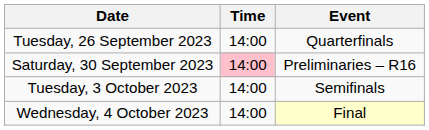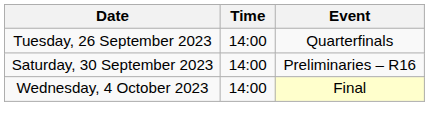(248, 64) pink background -> (248, 64) no background
- row: (112, 88)
